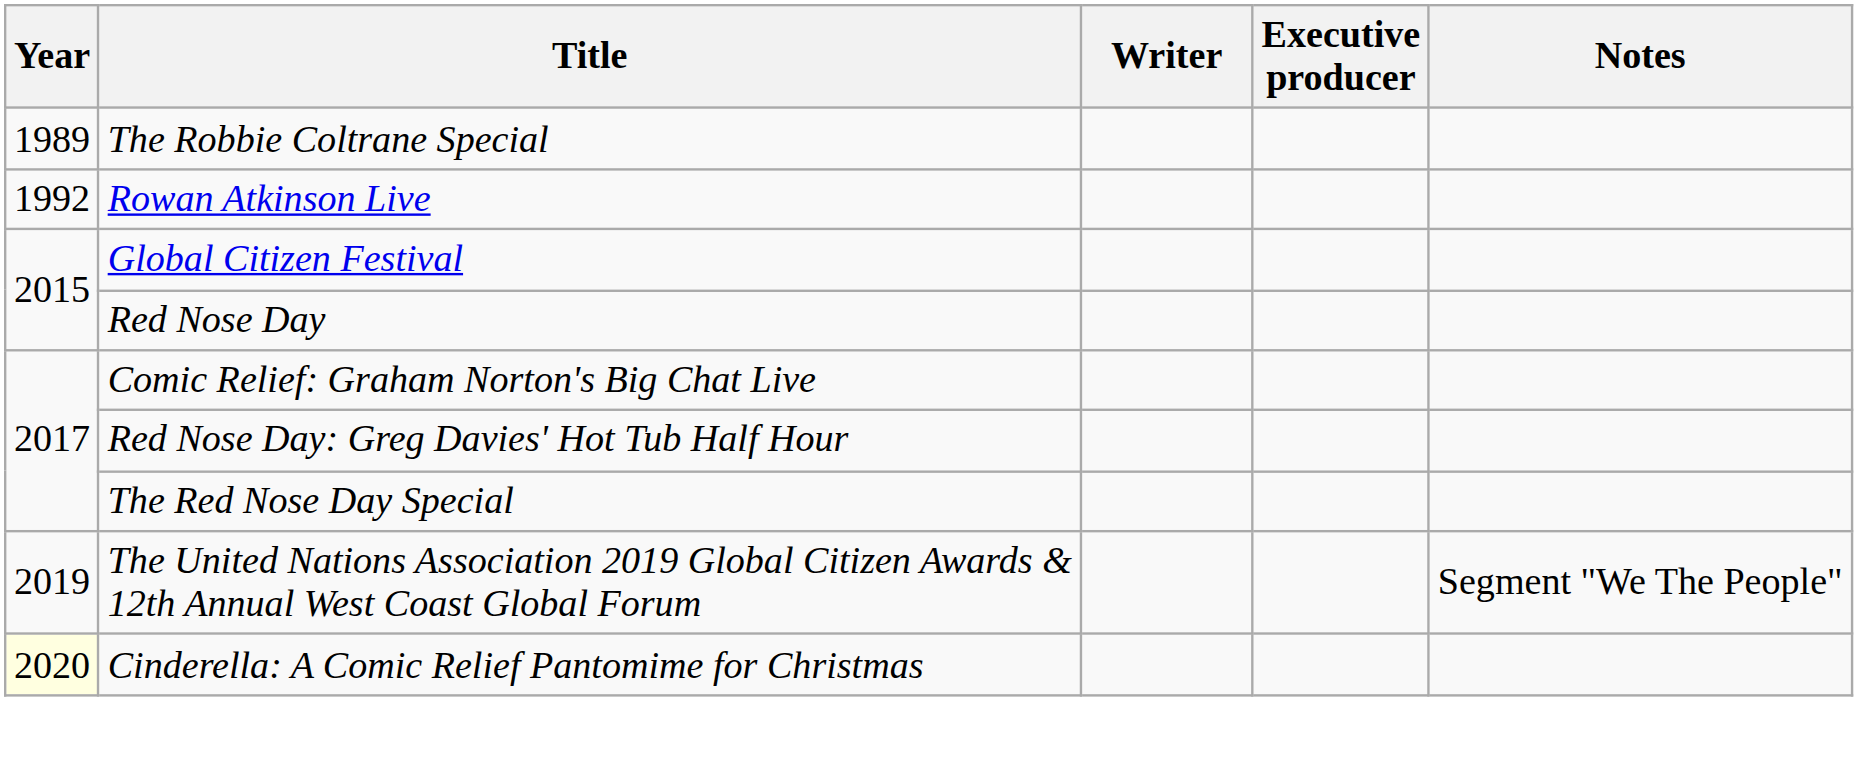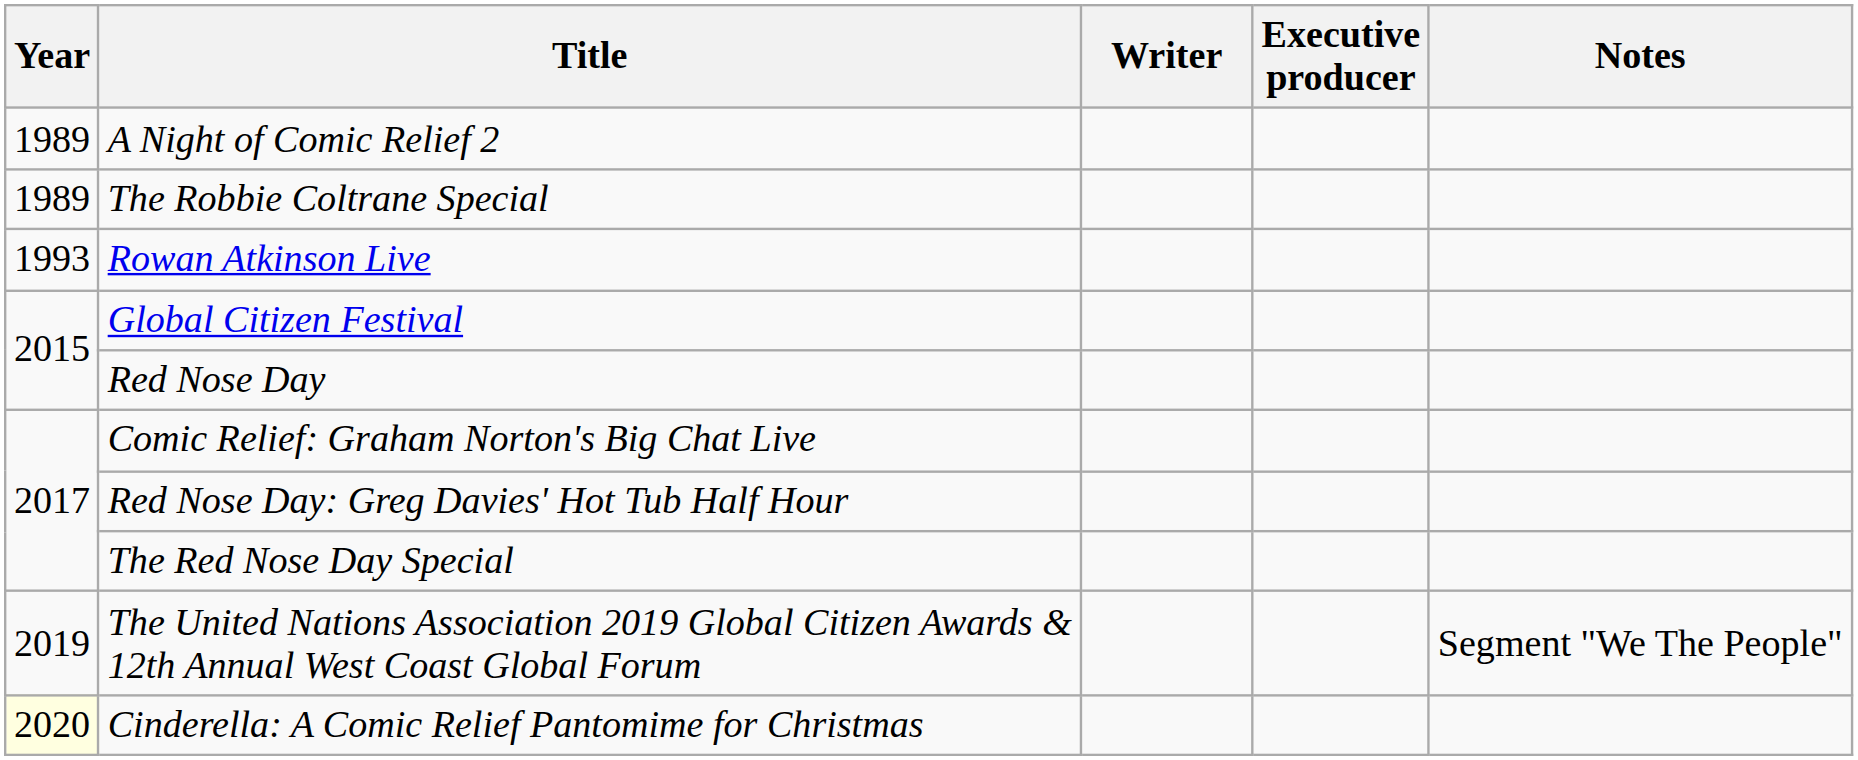+ row: (304, 137)
(52, 198) 1992 -> (52, 258) 1993
